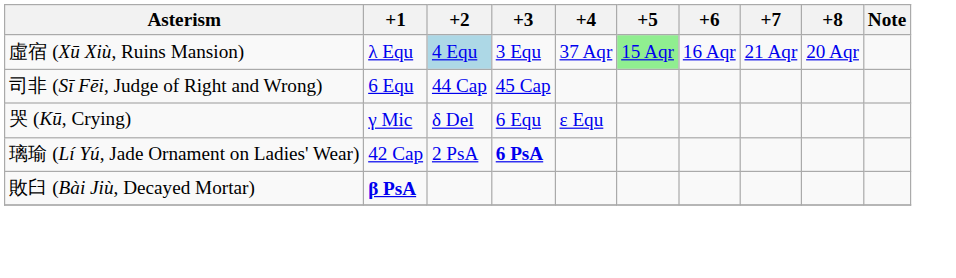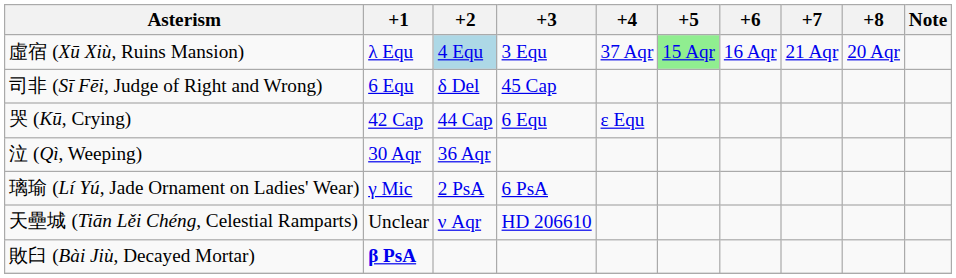(459, 86) 44 Cap -> (459, 86) δ Del
(390, 120) γ Mic -> (396, 120) 42 Cap
(453, 120) δ Del -> (465, 120) 44 Cap
+ row: (76, 153)
(396, 154) 42 Cap -> (390, 188) γ Mic
(519, 154) bold -> (525, 188) normal
+ row: (183, 221)
